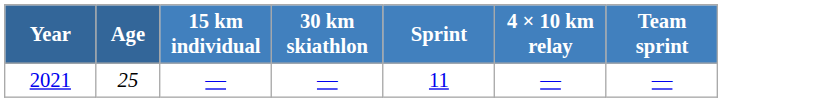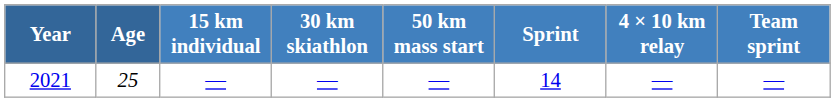+ column: (439, 33)
(439, 80) 11 -> (551, 80) 14
